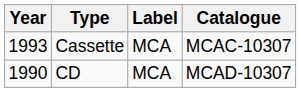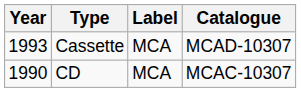(239, 45) MCAC-10307 -> (239, 45) MCAD-10307
(239, 73) MCAD-10307 -> (239, 73) MCAC-10307
